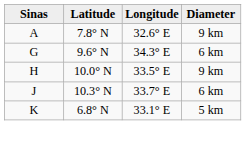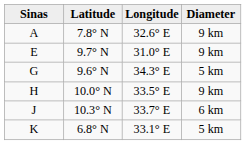+ row: (34, 52)
(211, 52) 6 km -> (211, 71) 5 km
